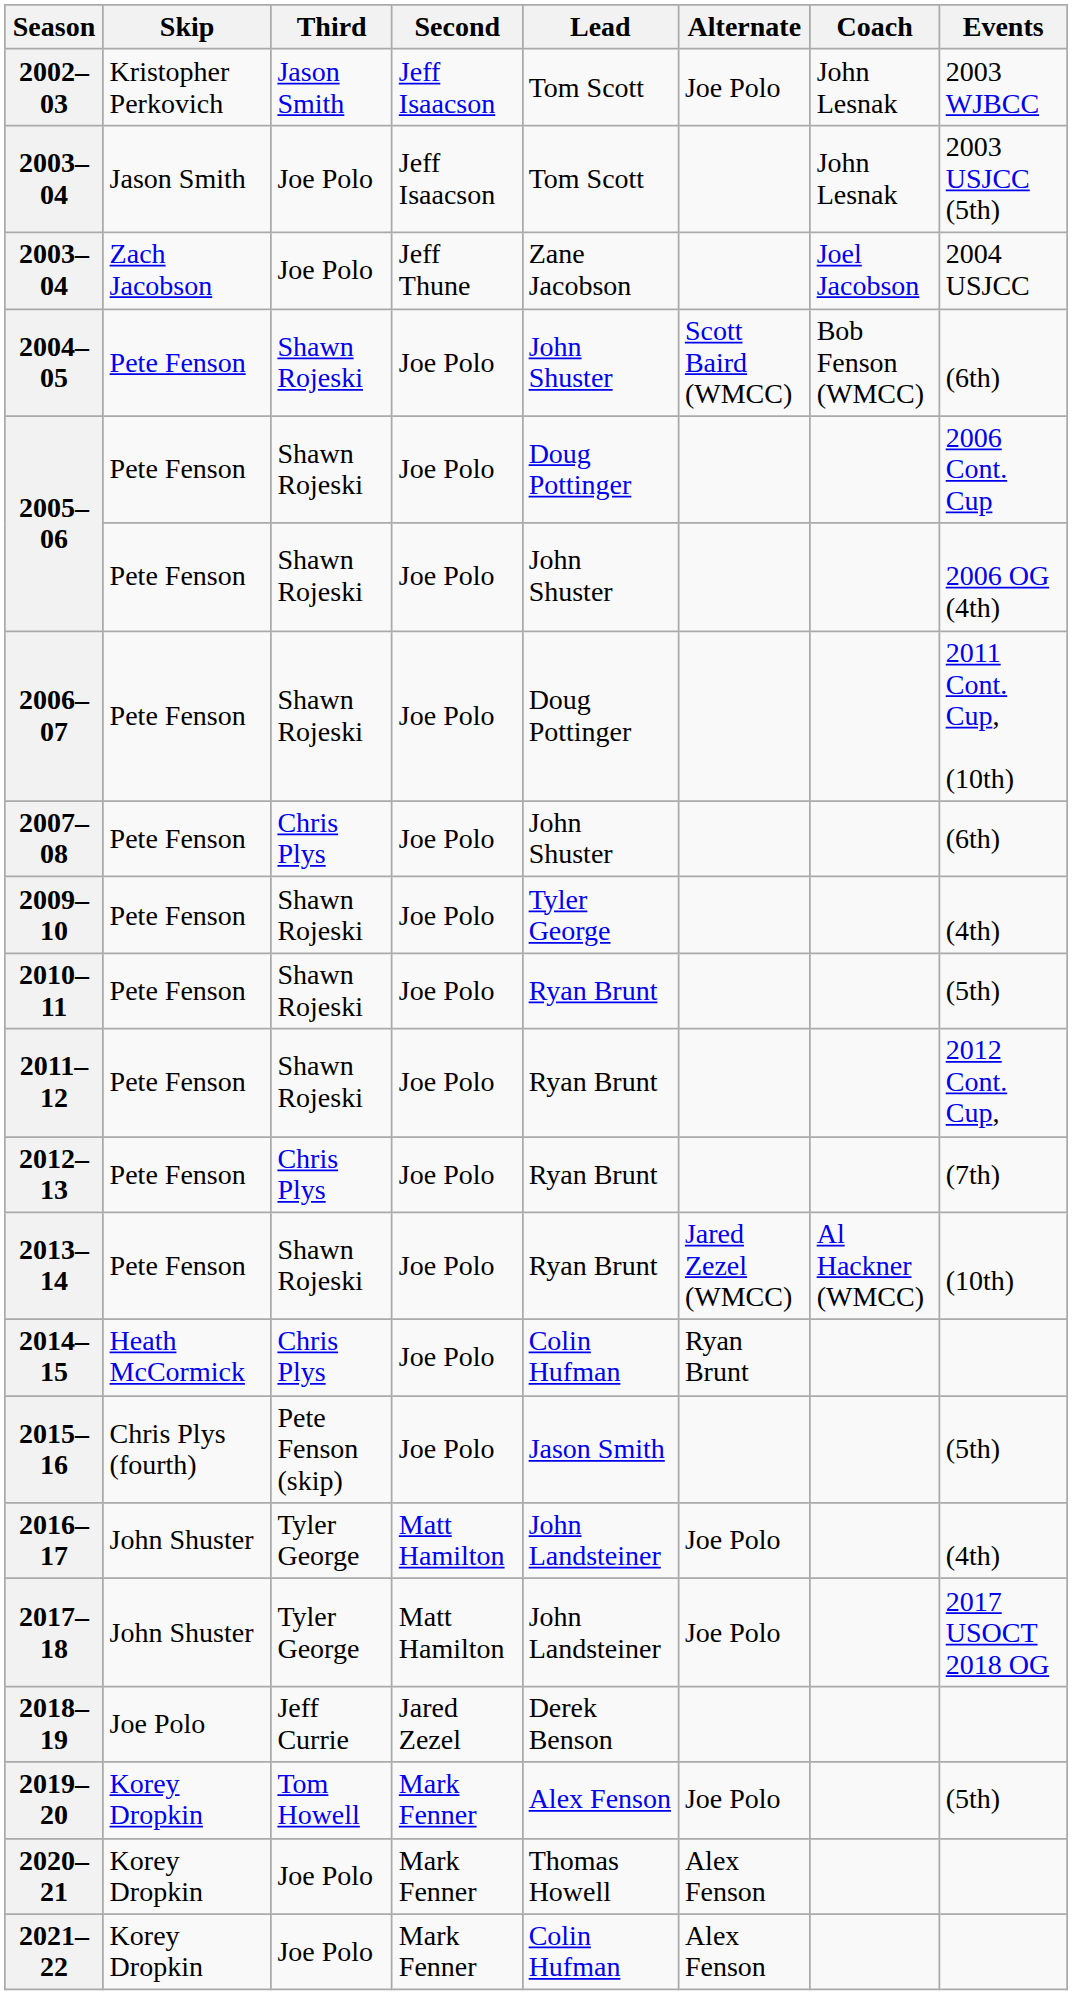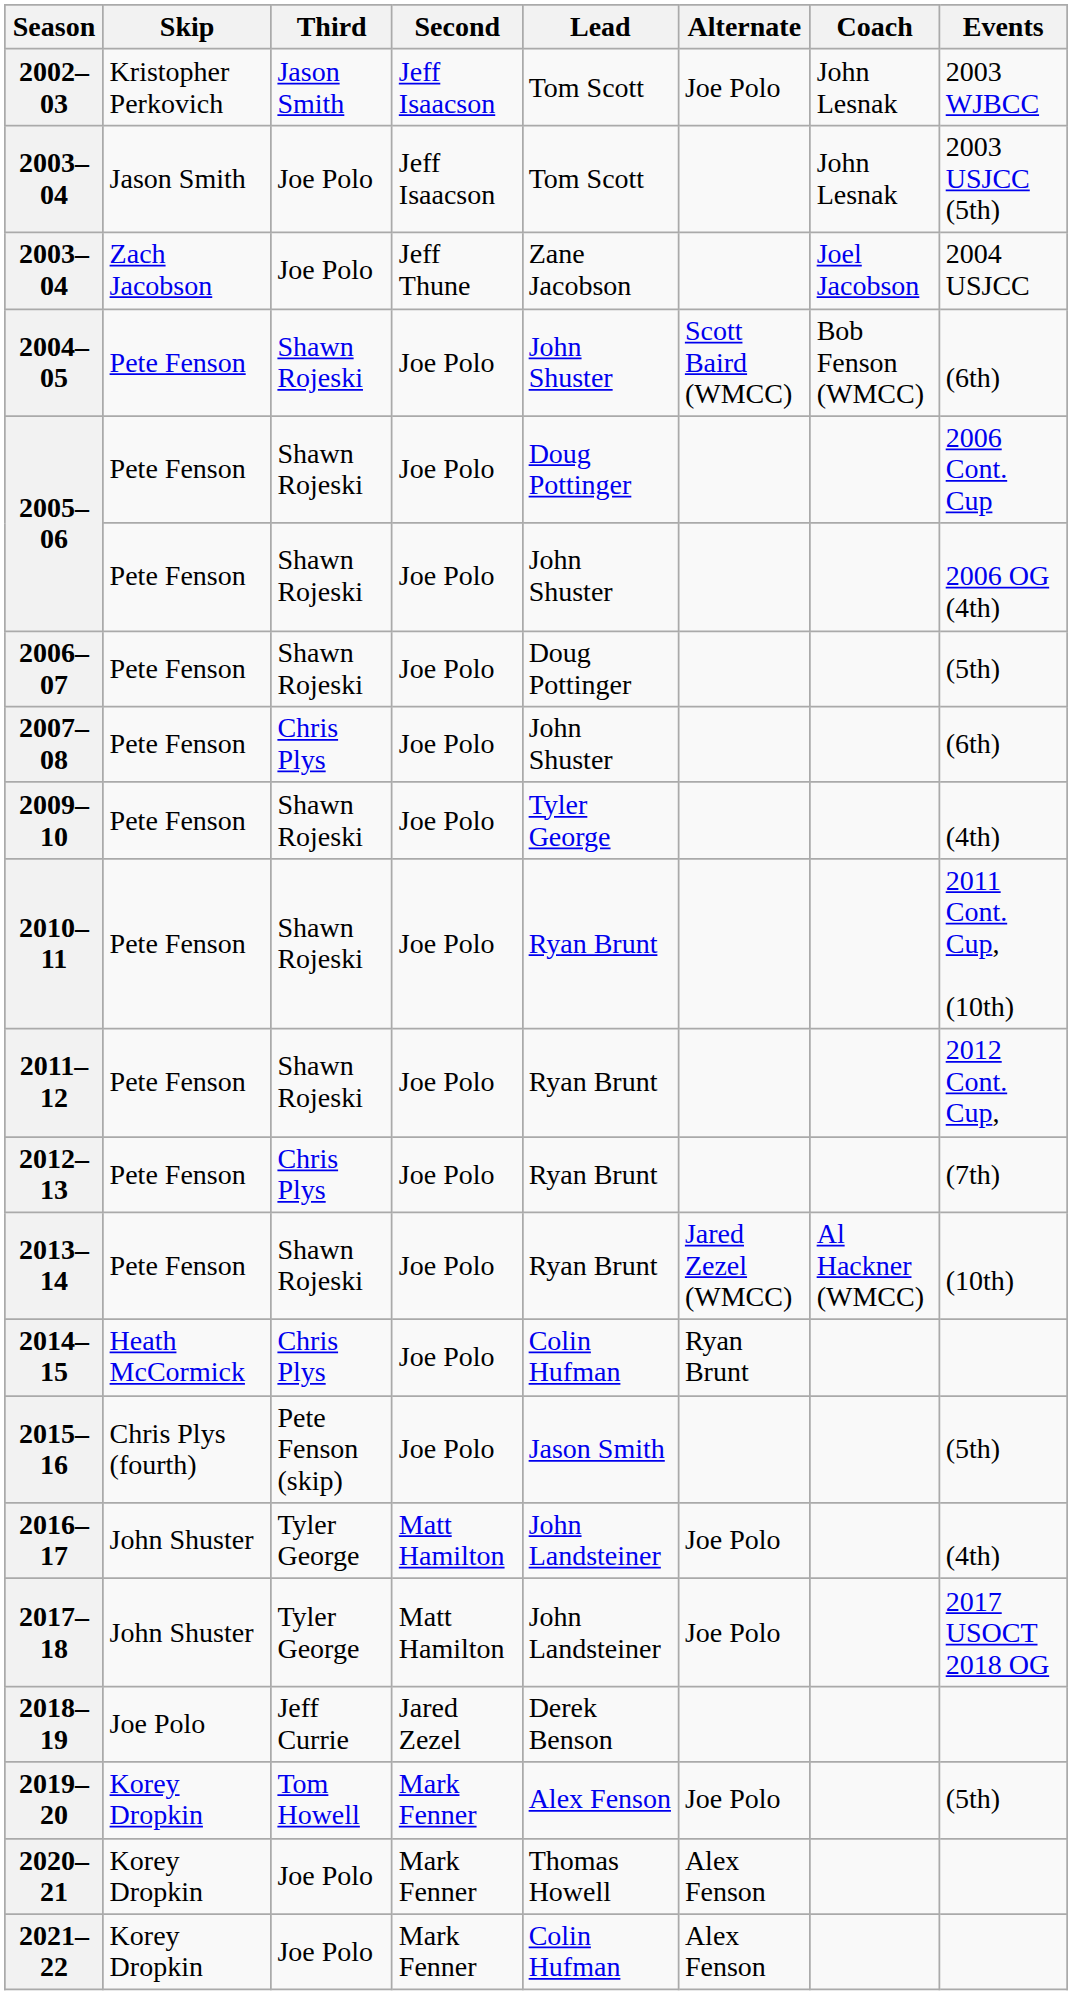(980, 715) 2011 Cont. Cup, (10th) -> (973, 668) (5th)
(973, 990) (5th) -> (980, 943) 2011 Cont. Cup, (10th)
